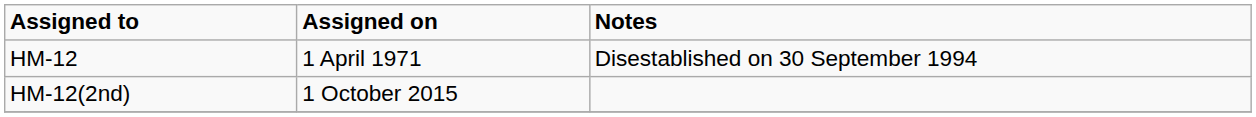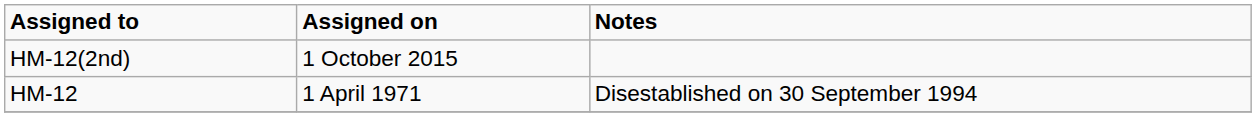rows swapped: (44, 58) <-> (70, 93)
